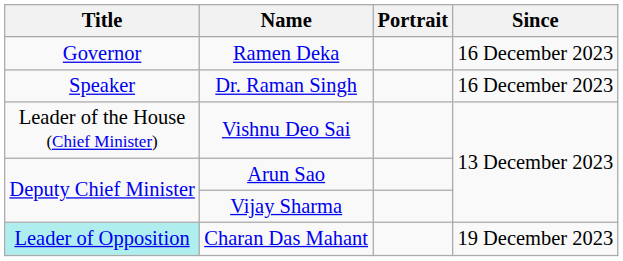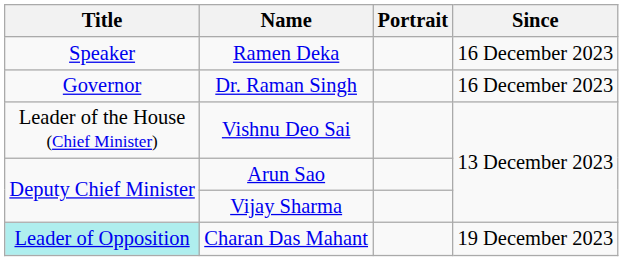(102, 53) Governor -> (102, 53) Speaker
(102, 85) Speaker -> (102, 85) Governor
